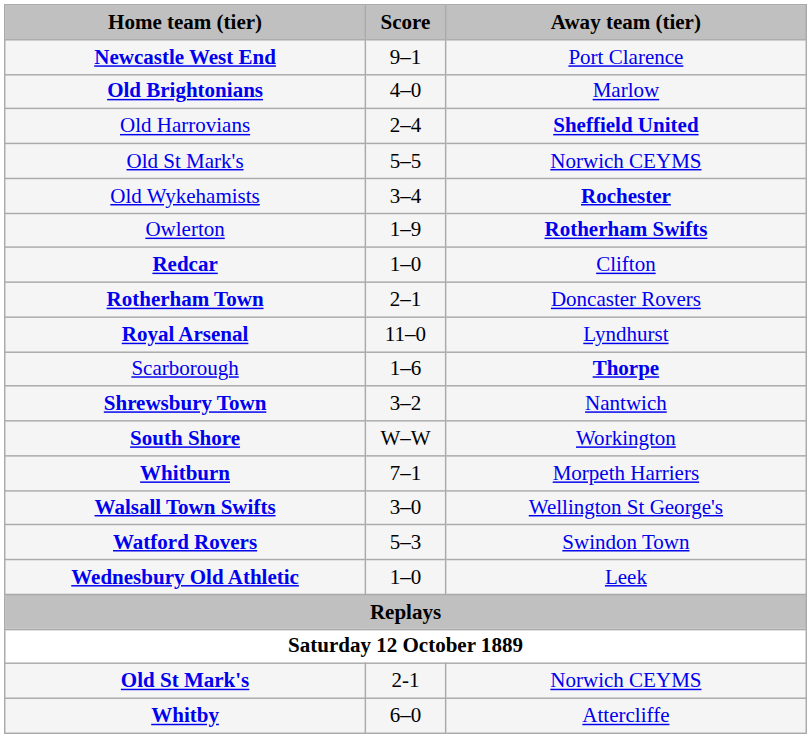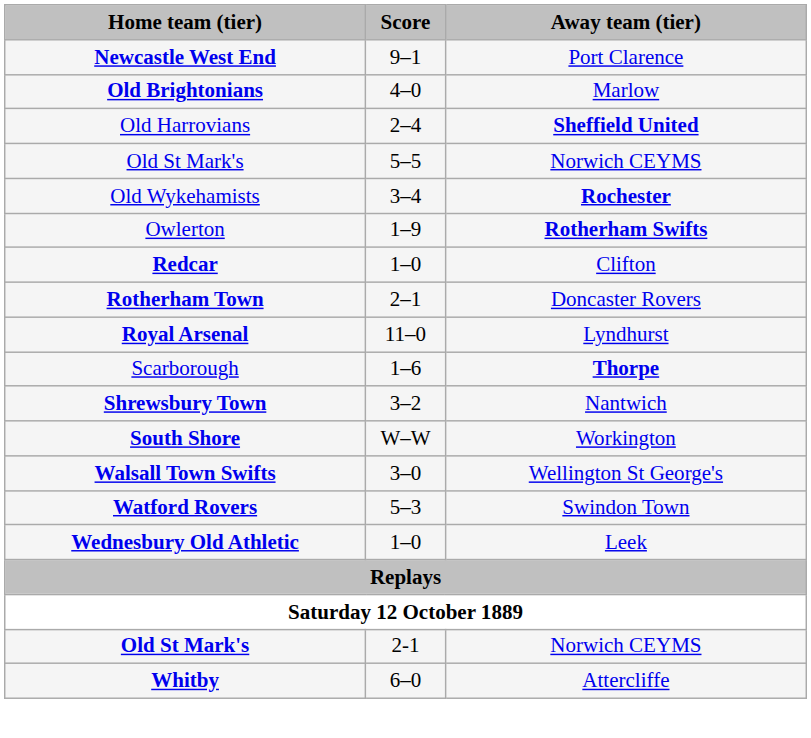- row: (185, 473)
